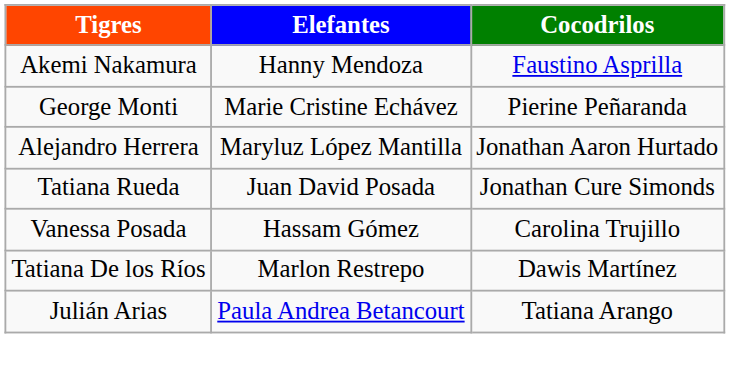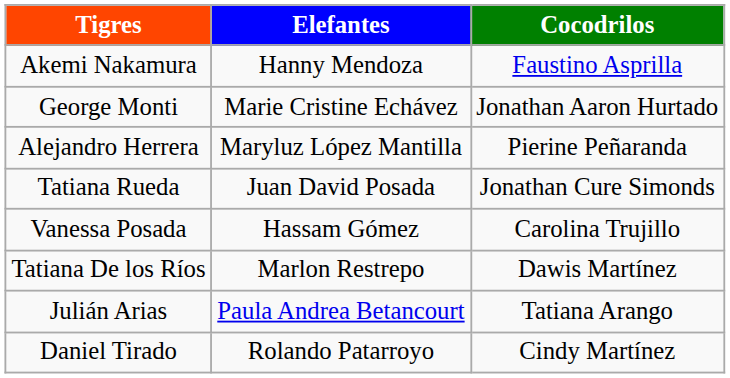(597, 106) Pierine Peñaranda -> (597, 106) Jonathan Aaron Hurtado
(597, 147) Jonathan Aaron Hurtado -> (597, 147) Pierine Peñaranda
+ row: (109, 351)
